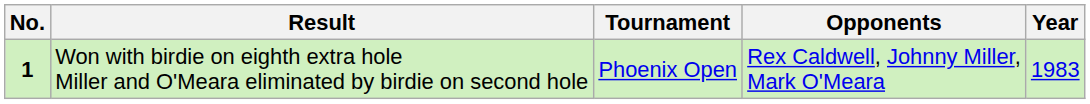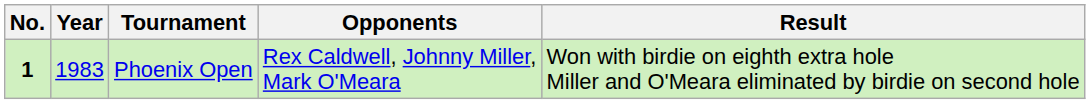columns swapped: (1055, 22) <-> (322, 22)
